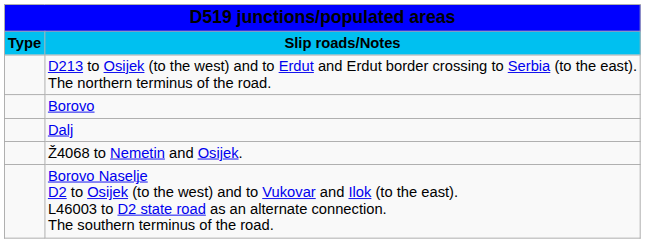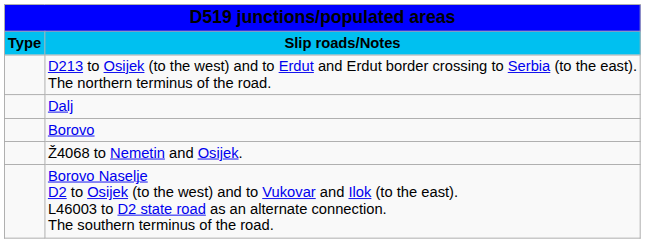rows swapped: (61, 129) <-> (71, 106)
